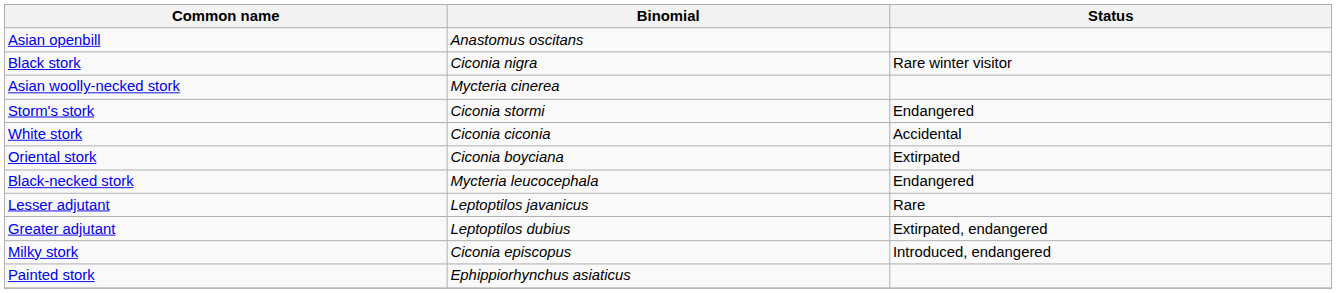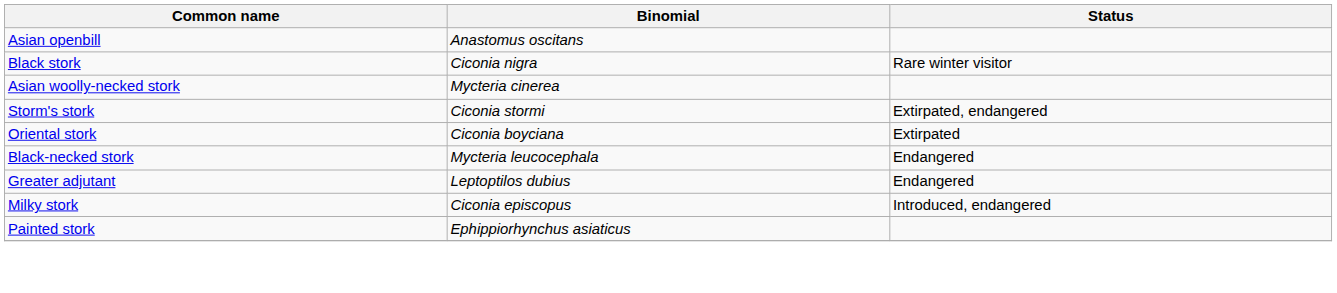(933, 110) Endangered -> (970, 110) Extirpated, endangered
- row: (45, 134)
- row: (59, 205)
(970, 228) Extirpated, endangered -> (933, 181) Endangered
